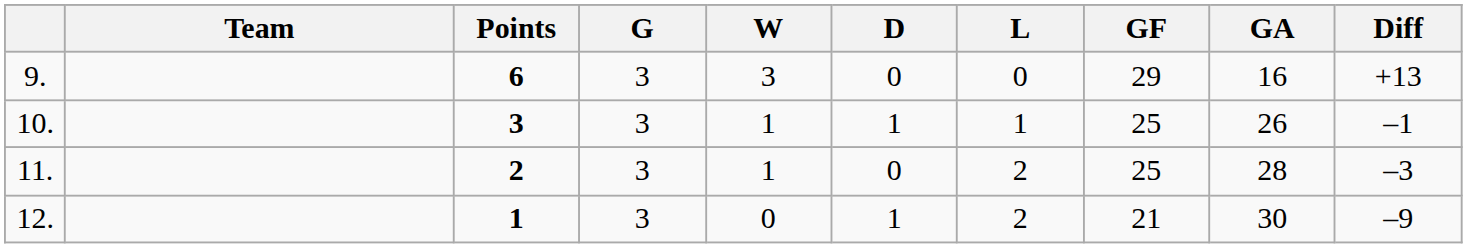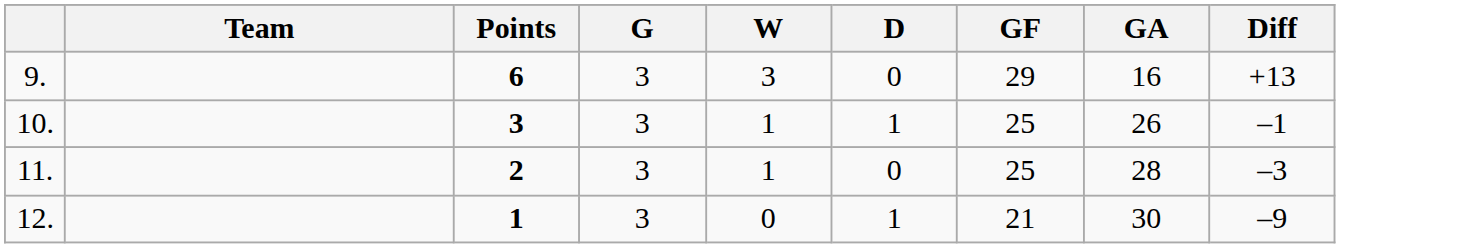- column: (1020, 28)
